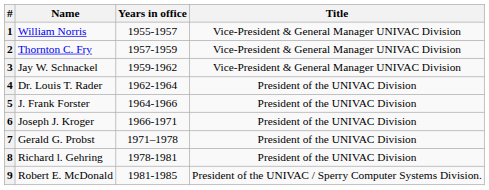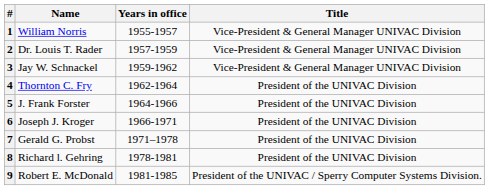(55, 49) Thornton C. Fry -> (60, 49) Dr. Louis T. Rader
(60, 85) Dr. Louis T. Rader -> (55, 85) Thornton C. Fry
